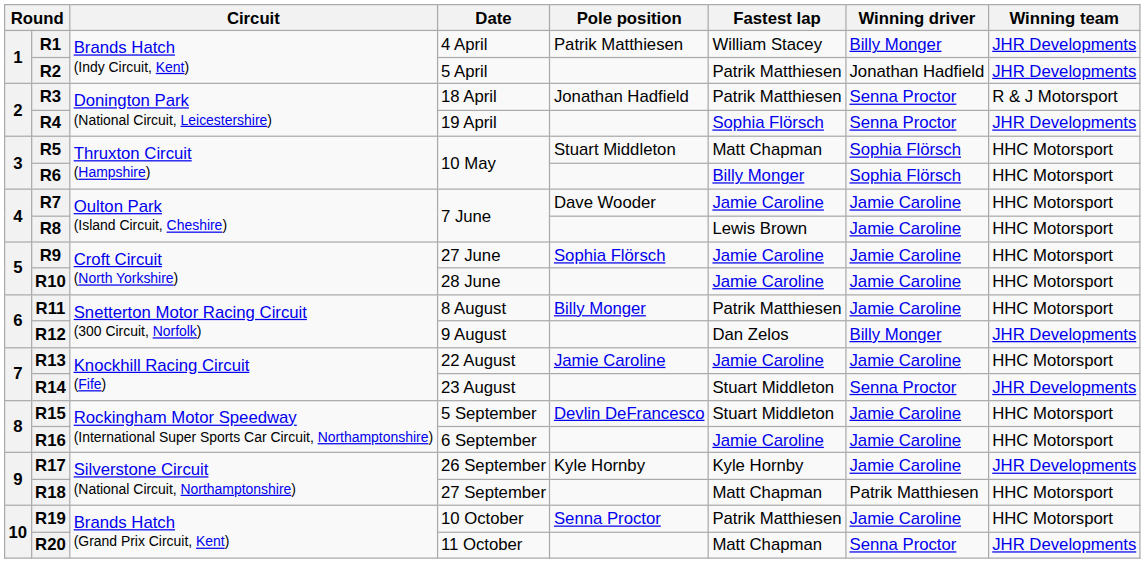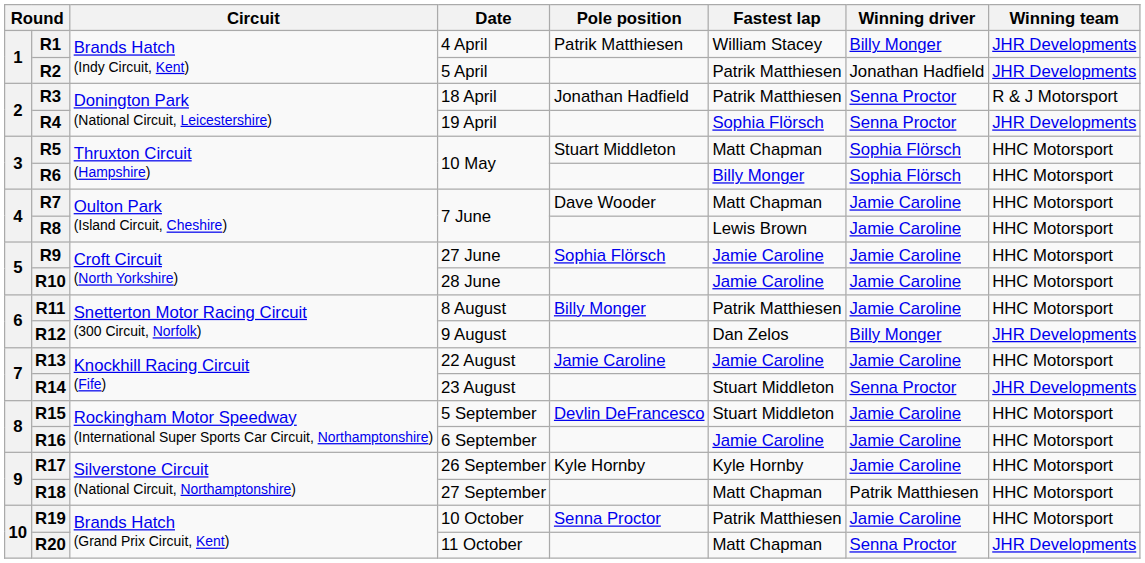(768, 202) Jamie Caroline -> (767, 202) Matt Chapman
(1064, 466) JHR Developments -> (1053, 466) HHC Motorsport
